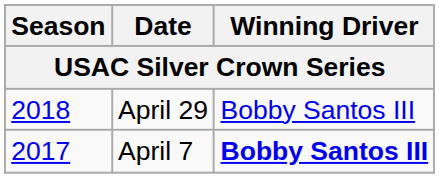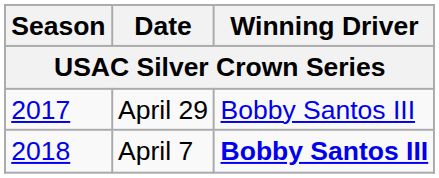(41, 109) 2018 -> (41, 109) 2017
(41, 151) 2017 -> (41, 151) 2018
